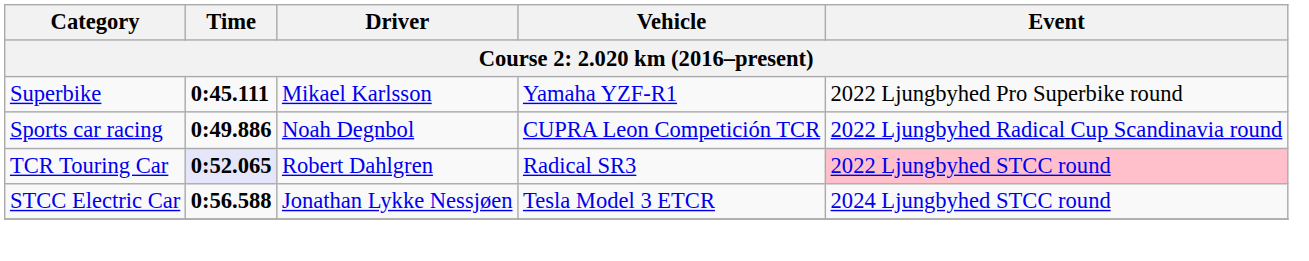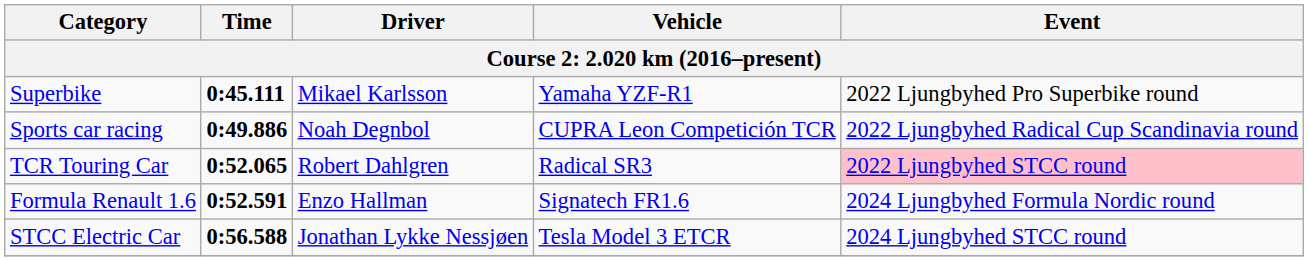(231, 165) lavender background -> (247, 165) no background
+ row: (103, 201)
